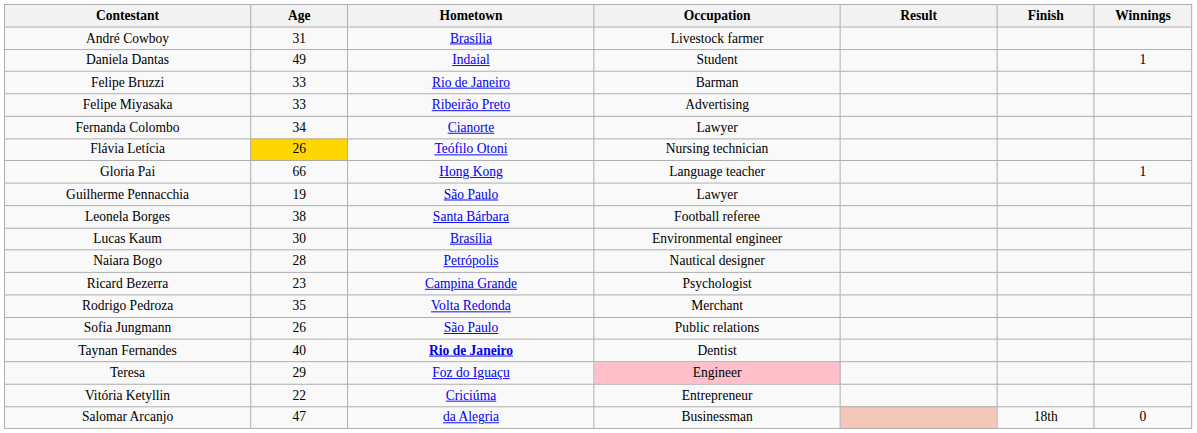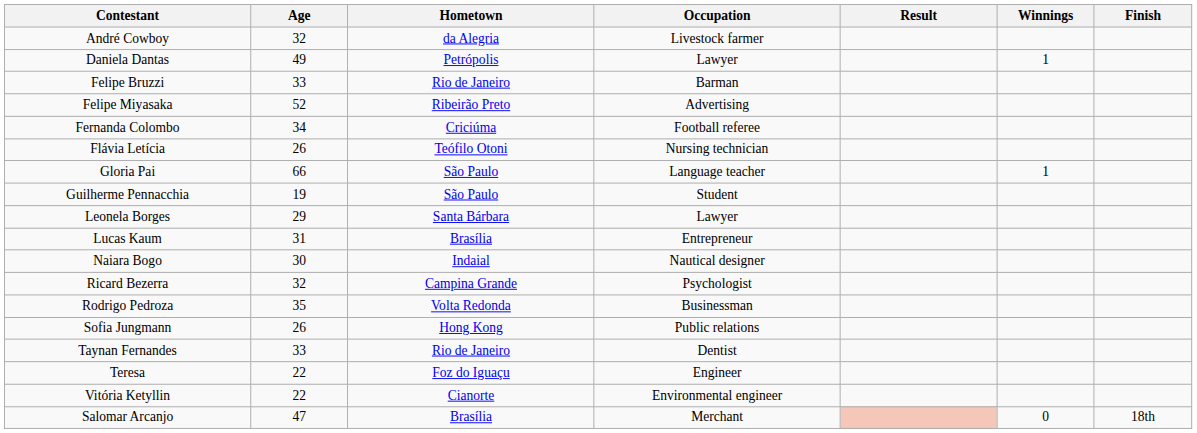columns swapped: (1143, 16) <-> (1046, 16)
(299, 38) 31 -> (299, 38) 32
(471, 38) Brasília -> (471, 38) da Alegria
(471, 60) Indaial -> (471, 60) Petrópolis
(717, 60) Student -> (717, 60) Lawyer
(299, 105) 33 -> (299, 105) 52
(471, 127) Cianorte -> (471, 127) Criciúma
(717, 127) Lawyer -> (717, 127) Football referee
(299, 150) gold background -> (299, 150) no background
(471, 172) Hong Kong -> (471, 172) São Paulo
(717, 194) Lawyer -> (717, 194) Student
(299, 216) 38 -> (299, 216) 29
(717, 216) Football referee -> (717, 216) Lawyer
(299, 239) 30 -> (299, 239) 31
(717, 239) Environmental engineer -> (717, 239) Entrepreneur
(299, 261) 28 -> (299, 261) 30
(471, 261) Petrópolis -> (471, 261) Indaial
(299, 283) 23 -> (299, 283) 32
(717, 306) Merchant -> (717, 306) Businessman
(471, 328) São Paulo -> (471, 328) Hong Kong
(299, 350) 40 -> (299, 350) 33
(471, 350) bold -> (471, 350) normal
(299, 373) 29 -> (299, 373) 22
(717, 373) pink background -> (717, 373) no background
(471, 395) Criciúma -> (471, 395) Cianorte
(717, 395) Entrepreneur -> (717, 395) Environmental engineer
(471, 417) da Alegria -> (471, 417) Brasília
(717, 417) Businessman -> (717, 417) Merchant
